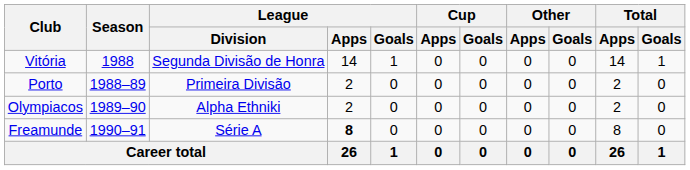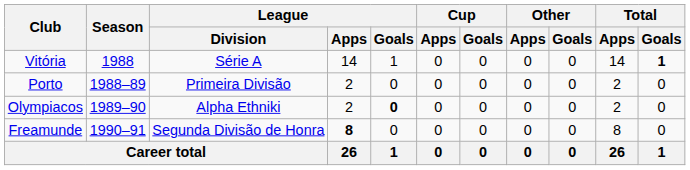(238, 61) Segunda Divisão de Honra -> (238, 61) Série A
(662, 61) normal -> (662, 61) bold
(394, 107) normal -> (394, 107) bold
(238, 130) Série A -> (238, 130) Segunda Divisão de Honra
